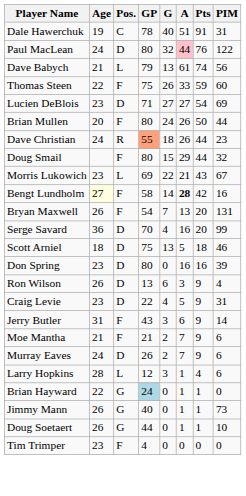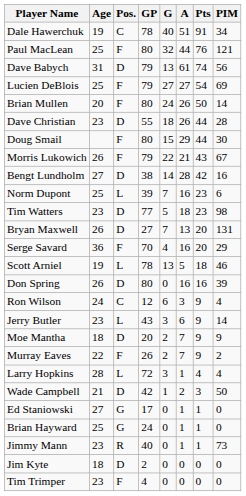(222, 31) 31 -> (222, 31) 34
(98, 49) 24 -> (98, 49) 25
(120, 49) D -> (119, 49) F
(185, 49) pink background -> (185, 49) no background
(224, 49) 122 -> (224, 49) 121
(98, 67) 21 -> (98, 67) 31
(120, 67) L -> (120, 67) D
- row: (39, 85)
(98, 103) 23 -> (98, 85) 25
(120, 103) D -> (119, 85) F
(147, 103) 71 -> (147, 85) 79
(222, 121) 44 -> (222, 103) 14
(98, 139) 24 -> (98, 121) 23
(120, 139) R -> (120, 121) D
(147, 139) lightsalmon background -> (147, 121) no background
(222, 139) 23 -> (222, 121) 28
(222, 157) 32 -> (222, 139) 30
(98, 175) 23 -> (98, 157) 26
(120, 175) L -> (119, 157) F
(147, 175) 69 -> (147, 157) 79
(98, 193) lightyellow background -> (98, 175) no background
(119, 193) F -> (120, 175) D
(147, 193) 58 -> (147, 175) 38
(185, 193) bold -> (185, 175) normal
+ row: (39, 193)
+ row: (35, 211)
(119, 211) F -> (120, 229) D
(147, 211) 54 -> (147, 229) 27
(120, 229) D -> (119, 247) F
(222, 229) 99 -> (222, 247) 29
(98, 247) 18 -> (98, 265) 19
(120, 247) D -> (120, 265) L
(147, 247) 75 -> (147, 265) 78
(98, 265) 23 -> (98, 283) 26
(98, 283) 26 -> (98, 301) 24
(120, 283) D -> (120, 301) C
(147, 283) 13 -> (147, 301) 12
- row: (34, 301)
(98, 319) 31 -> (98, 319) 23
(119, 319) F -> (120, 319) L
(98, 337) 21 -> (98, 337) 18
(119, 337) F -> (120, 337) D
(147, 337) 21 -> (147, 337) 20
(219, 337) 6 -> (219, 337) 9
(98, 355) 24 -> (98, 355) 22
(120, 355) D -> (119, 355) F
(219, 355) 6 -> (219, 355) 2
(147, 373) 12 -> (147, 373) 72
(219, 373) 6 -> (219, 373) 4
+ row: (43, 391)
+ row: (40, 409)
(98, 391) 22 -> (98, 427) 25
(147, 391) lightblue background -> (147, 427) no background
(98, 409) 26 -> (98, 445) 23
(120, 409) G -> (120, 445) R
- row: (40, 427)
+ row: (28, 463)
